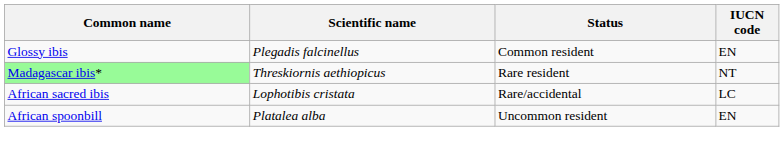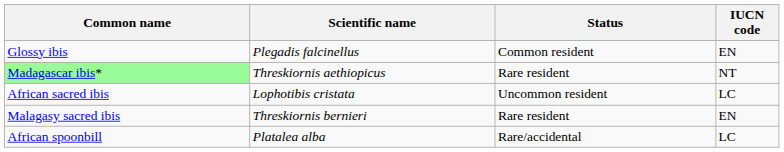(540, 94) Rare/accidental -> (553, 94) Uncommon resident
+ row: (64, 115)
(553, 115) Uncommon resident -> (540, 136) Rare/accidental
(728, 115) EN -> (727, 136) LC
